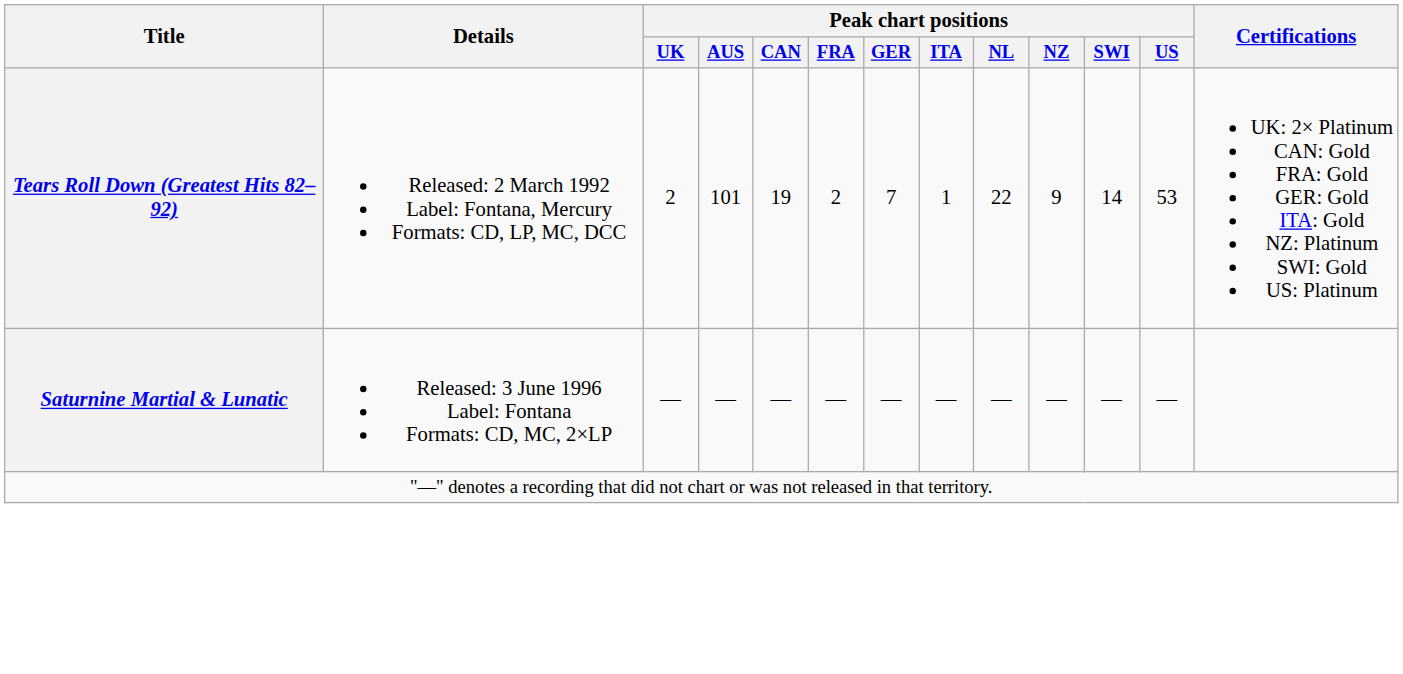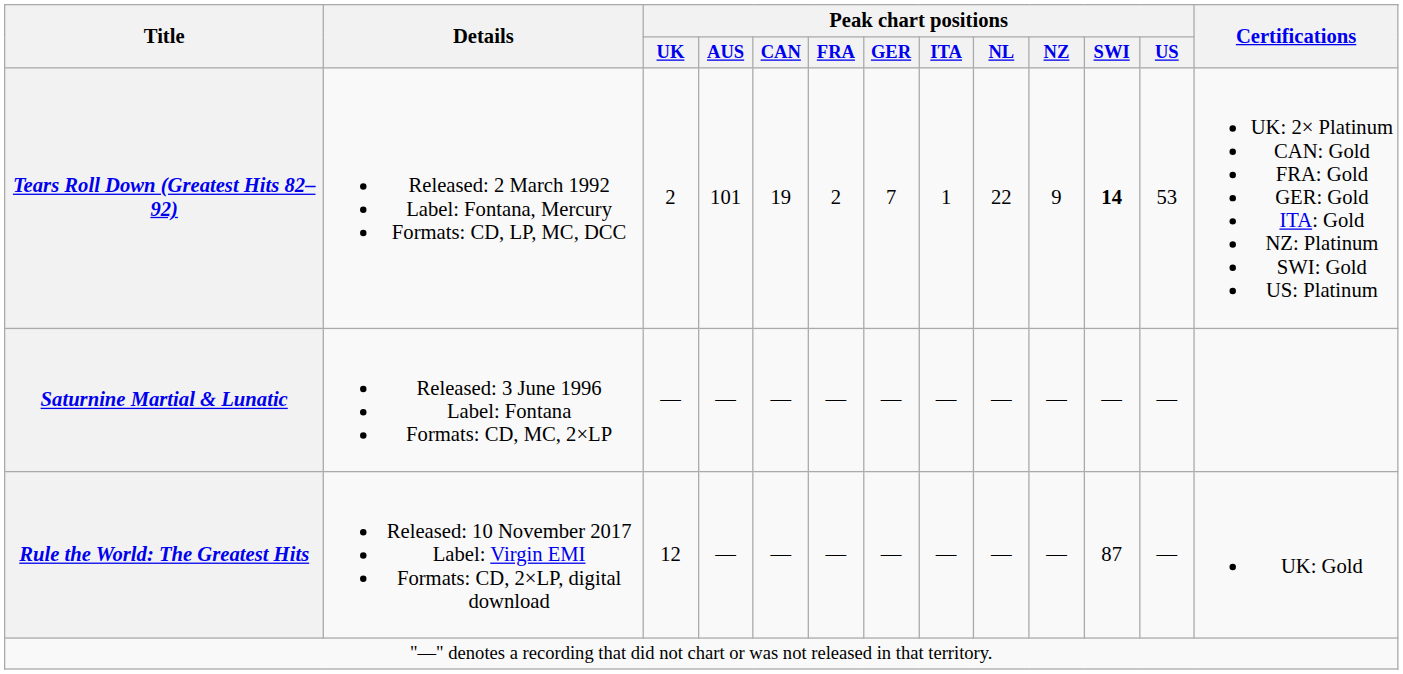(1112, 197) normal -> (1112, 197) bold
+ row: (164, 554)
